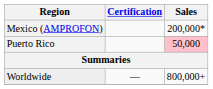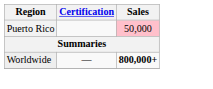- row: (55, 28)
(186, 76) normal -> (138, 60) bold
